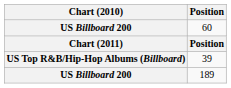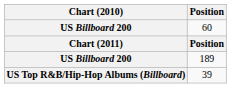rows swapped: (207, 75) <-> (207, 59)
